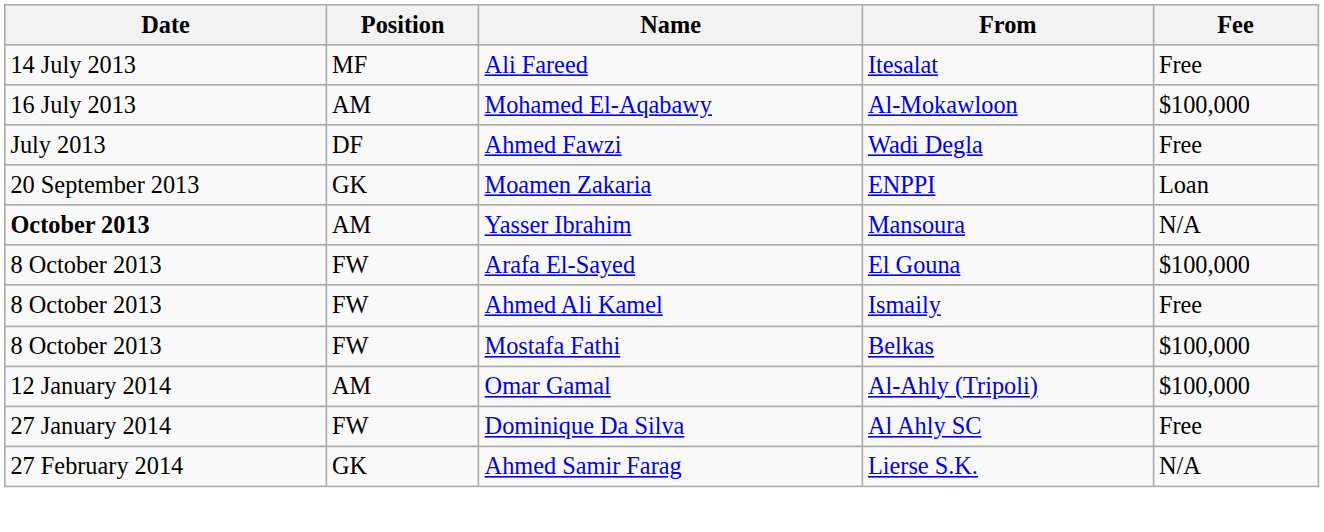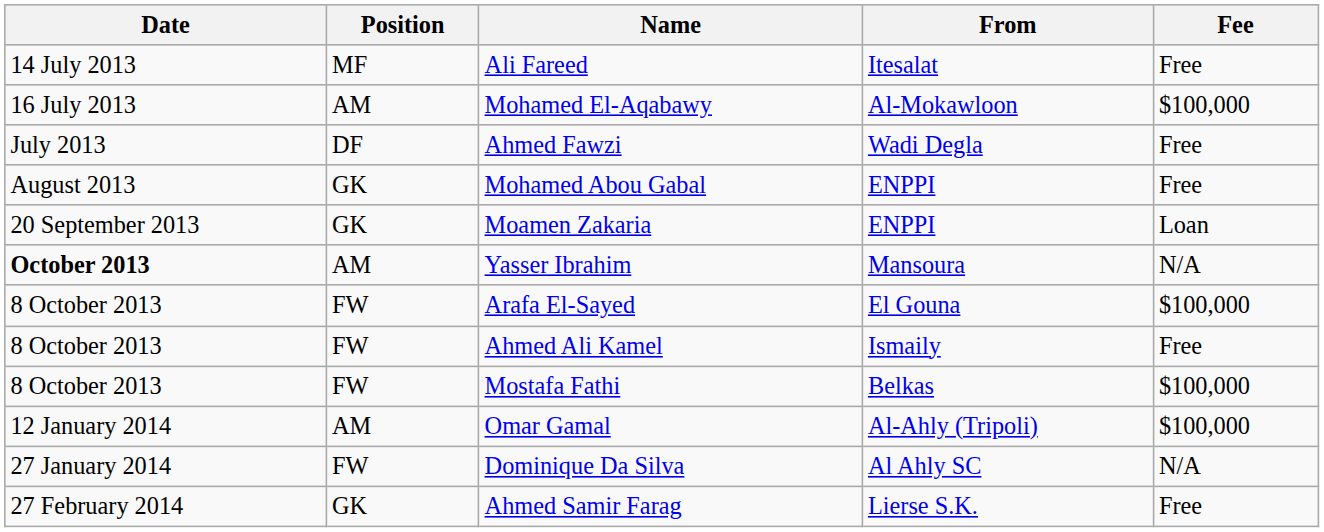+ row: (595, 185)
(1180, 425) Free -> (1180, 465) N/A
(1180, 465) N/A -> (1180, 505) Free
